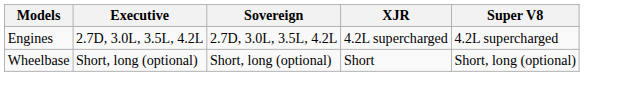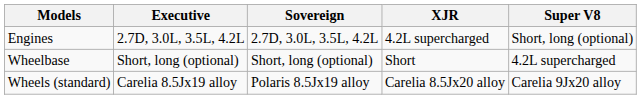(506, 37) 4.2L supercharged -> (572, 37) Short, long (optional)
(515, 60) Short, long (optional) -> (564, 60) 4.2L supercharged
+ row: (59, 82)
